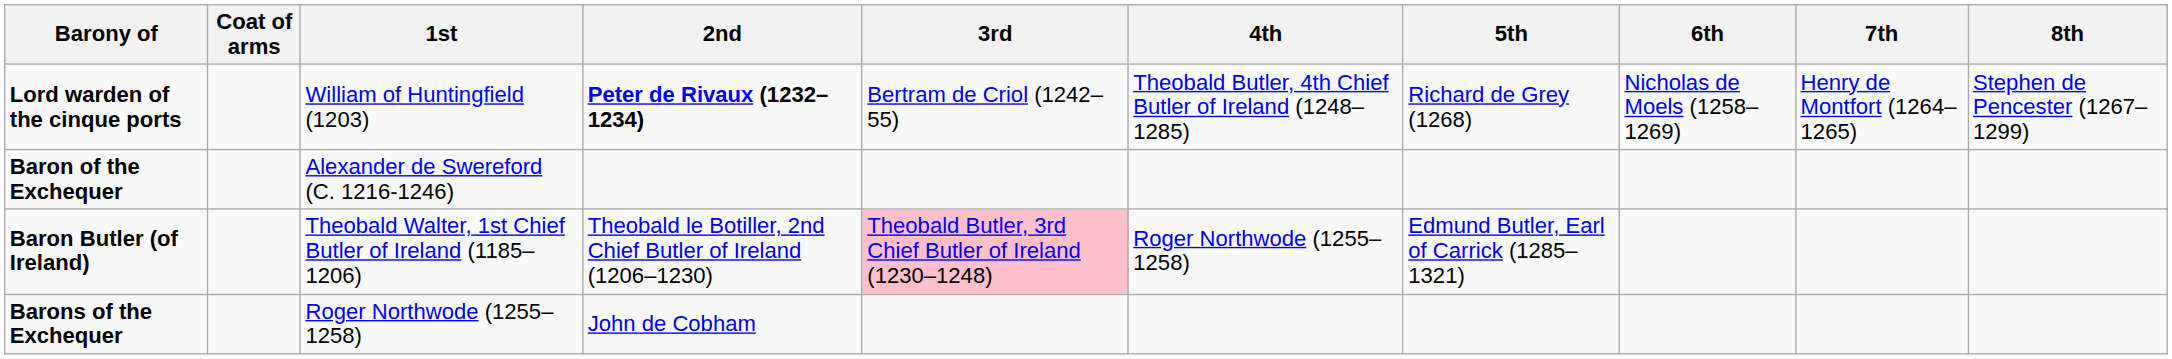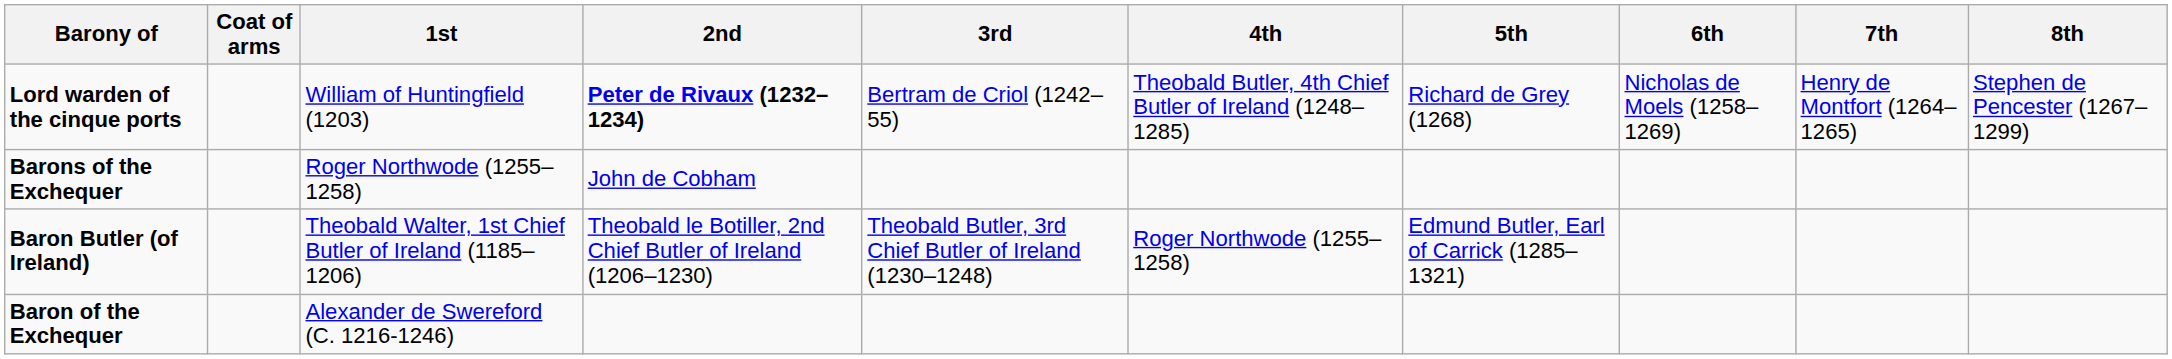rows swapped: (81, 323) <-> (75, 178)
(974, 251) pink background -> (974, 251) no background
